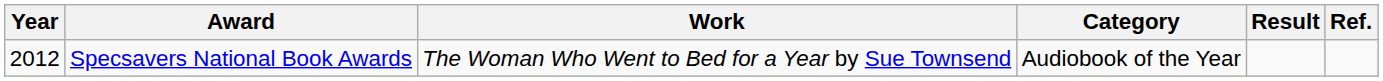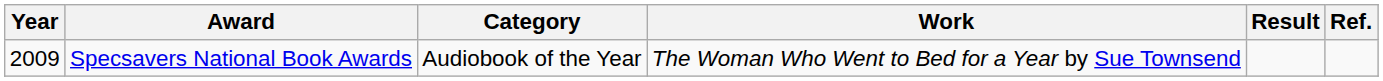columns swapped: (1131, 22) <-> (717, 22)
(35, 57) 2012 -> (35, 57) 2009
